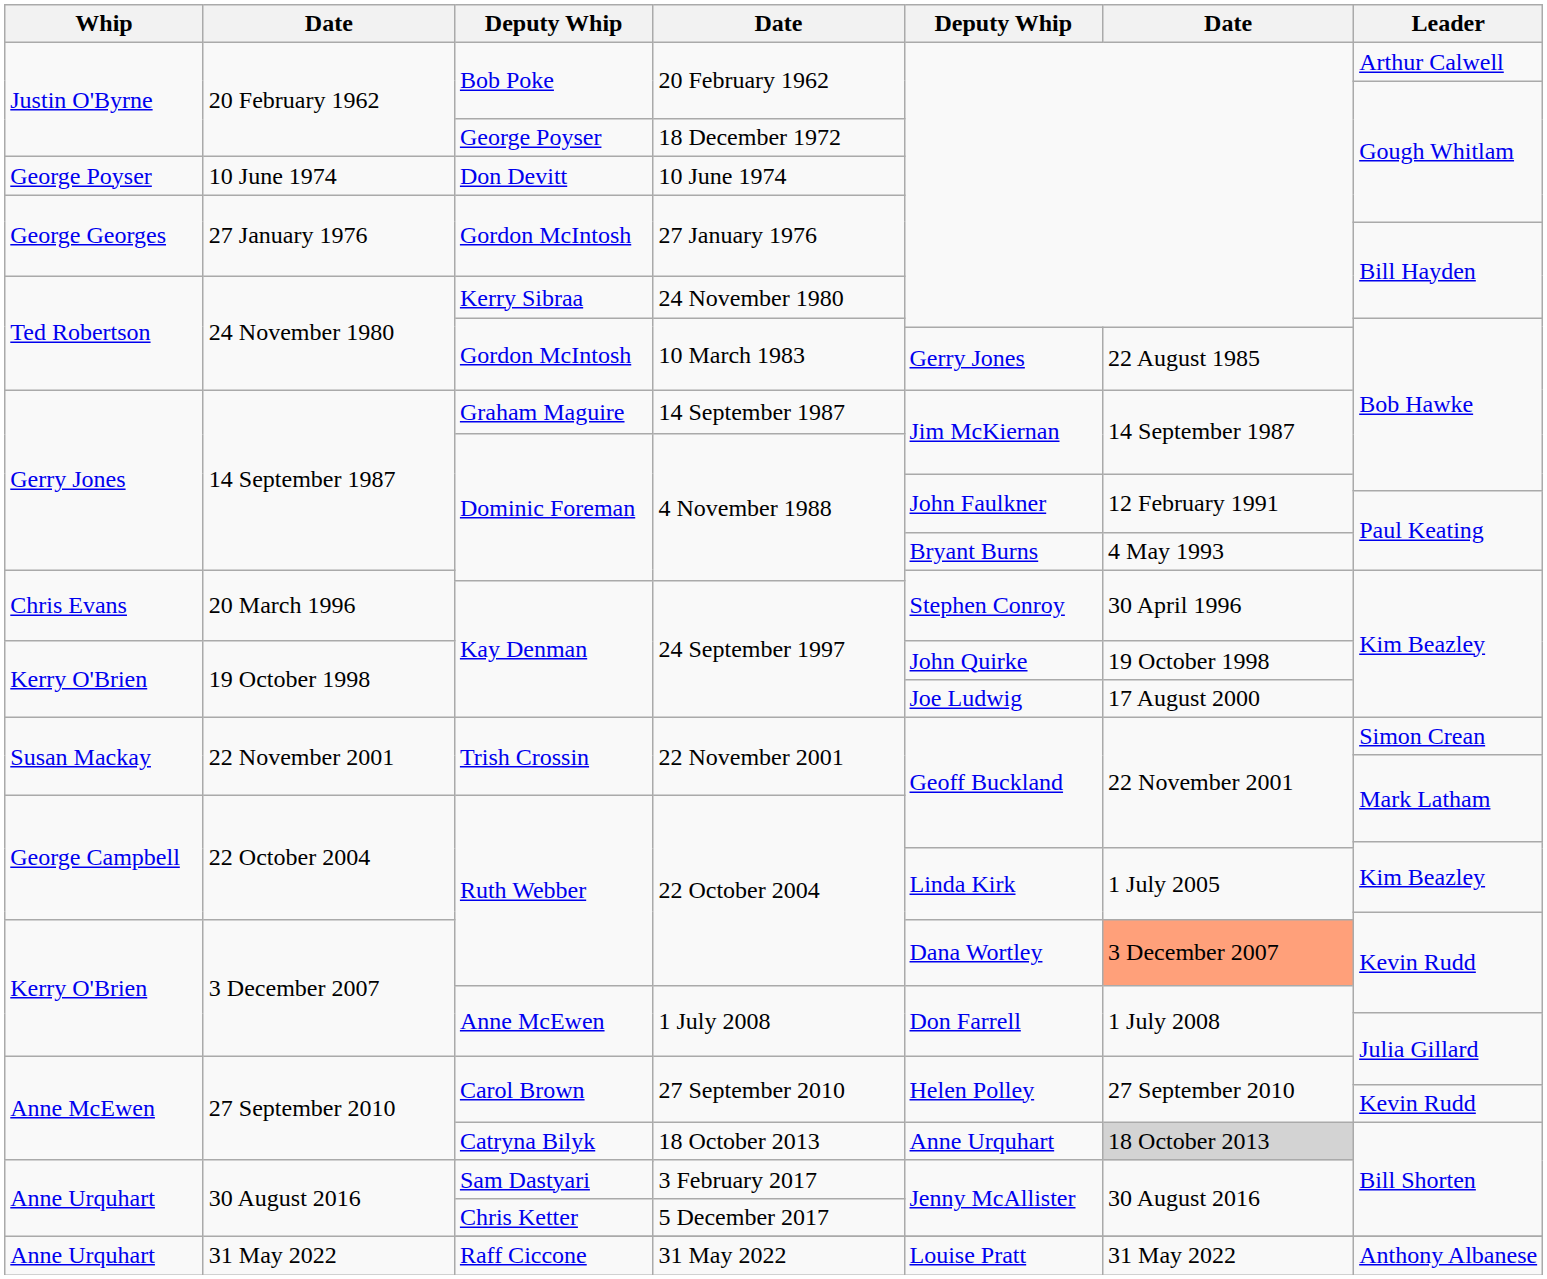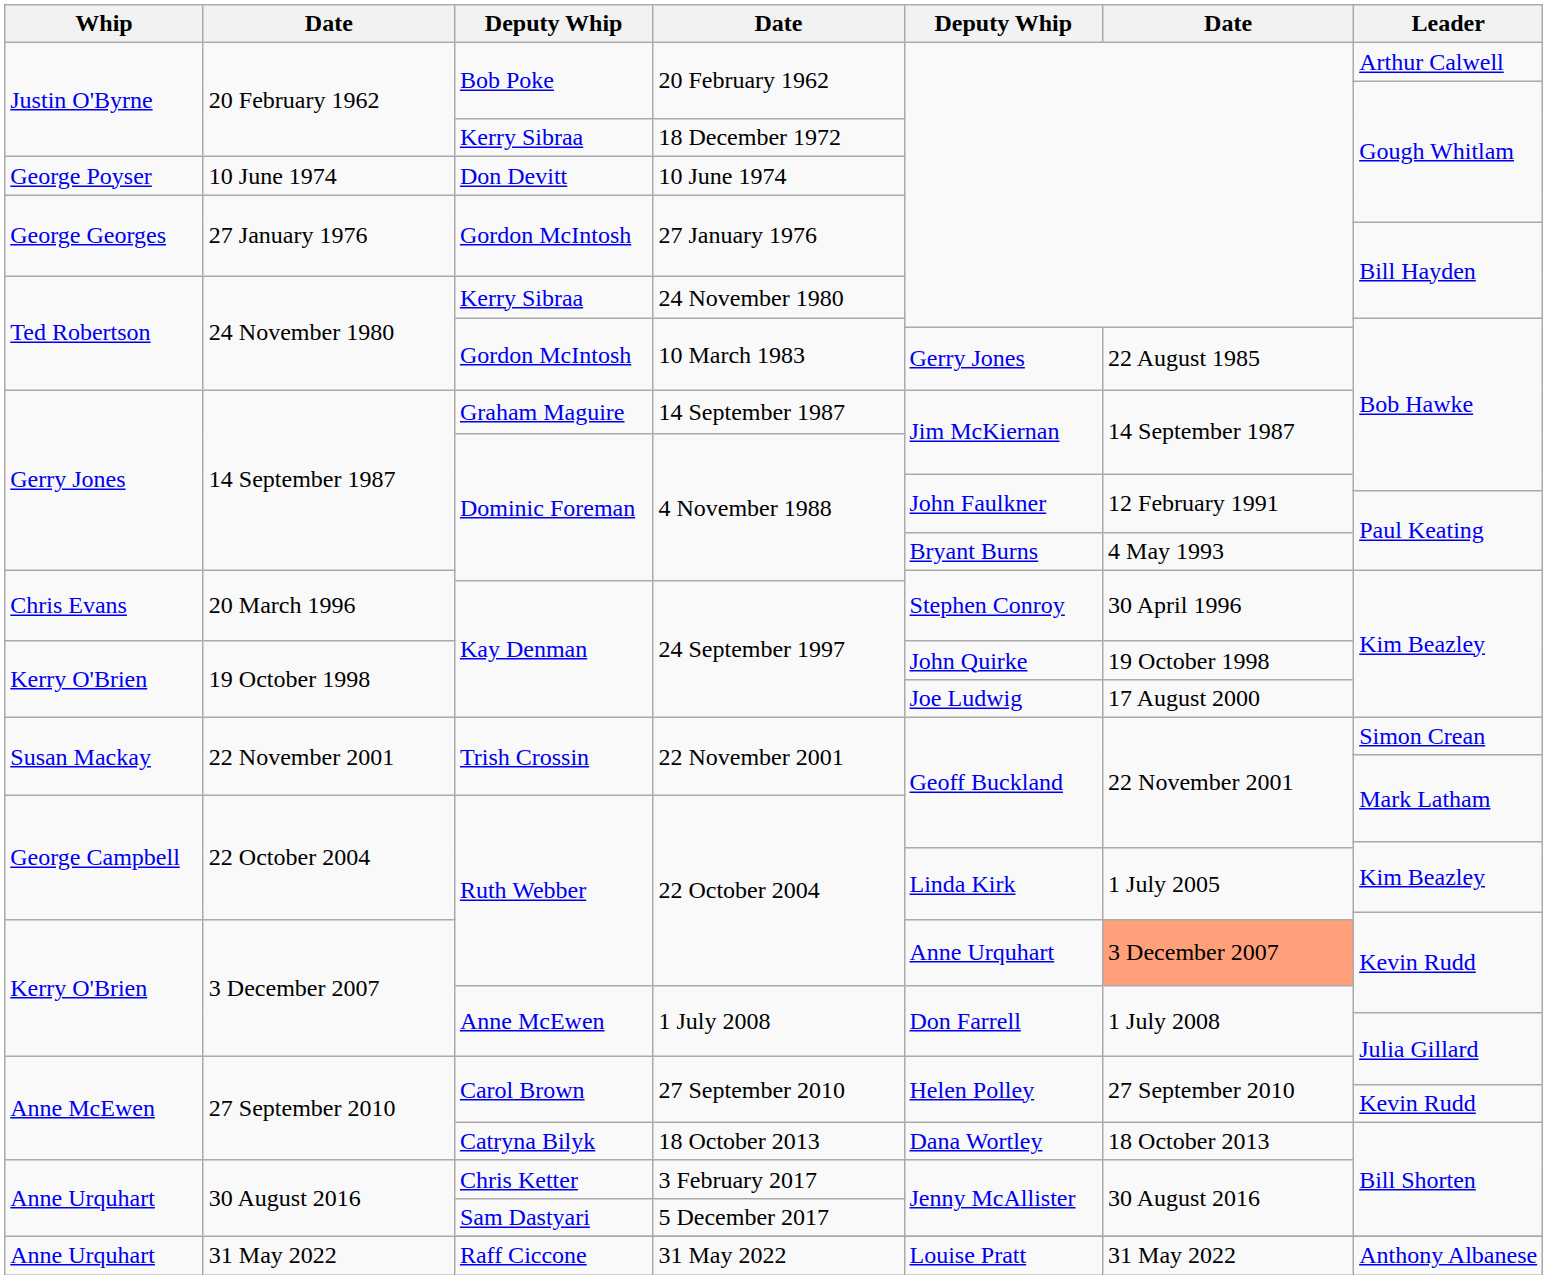(531, 137) George Poyser -> (522, 137) Kerry Sibraa
(976, 952) Dana Wortley -> (982, 952) Anne Urquhart
(982, 1141) Anne Urquhart -> (976, 1141) Dana Wortley
(1189, 1141) lightgrey background -> (1189, 1141) no background
(525, 1179) Sam Dastyari -> (519, 1179) Chris Ketter
(519, 1217) Chris Ketter -> (525, 1217) Sam Dastyari
